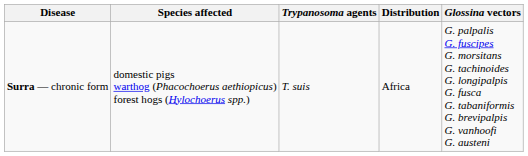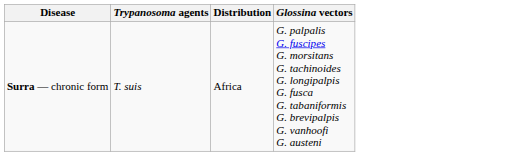- column: (195, 13)
